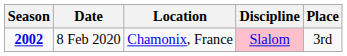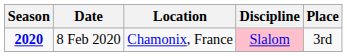(29, 40) 2002 -> (29, 40) 2020
